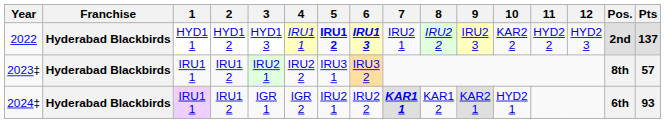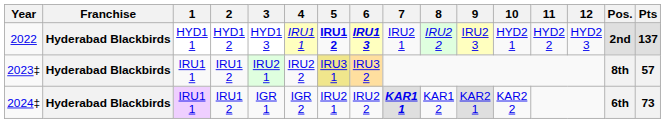(512, 39) KAR2 2 -> (512, 39) HYD2 1
(334, 70) no background -> (334, 70) khaki background
(512, 102) HYD2 1 -> (512, 102) KAR2 2
(648, 102) 93 -> (648, 102) 73
